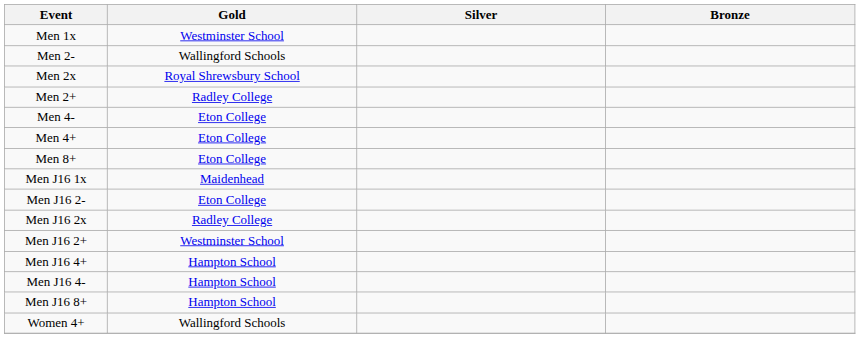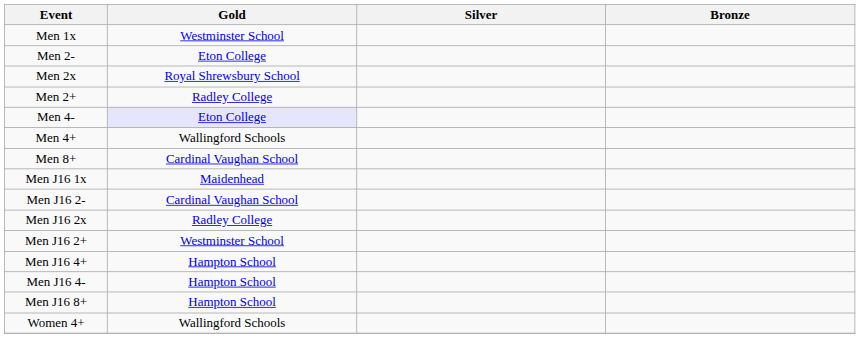(232, 55) Wallingford Schools -> (232, 55) Eton College
(232, 117) no background -> (232, 117) lavender background
(232, 138) Eton College -> (232, 138) Wallingford Schools
(232, 158) Eton College -> (232, 158) Cardinal Vaughan School
(232, 199) Eton College -> (232, 199) Cardinal Vaughan School
